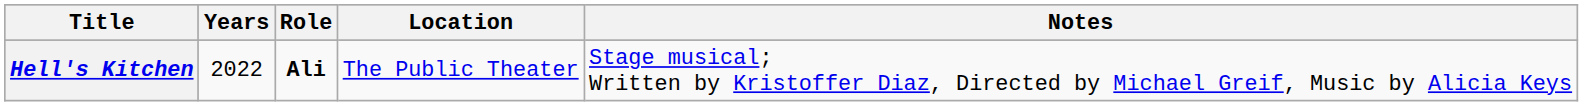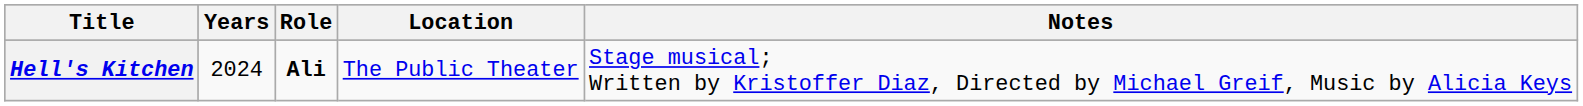(237, 71) 2022 -> (237, 71) 2024
